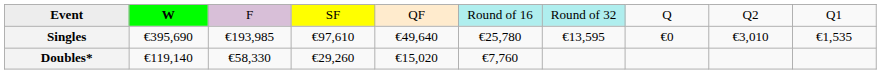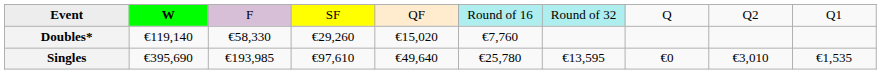rows swapped: (67, 37) <-> (67, 58)
